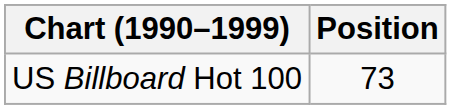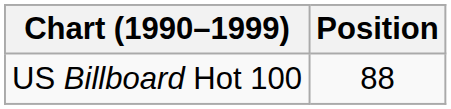(378, 78) 73 -> (378, 78) 88
